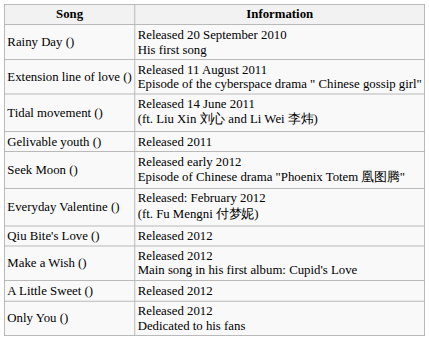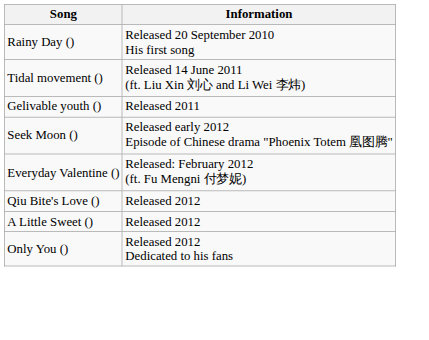- row: (70, 76)
- row: (47, 263)
